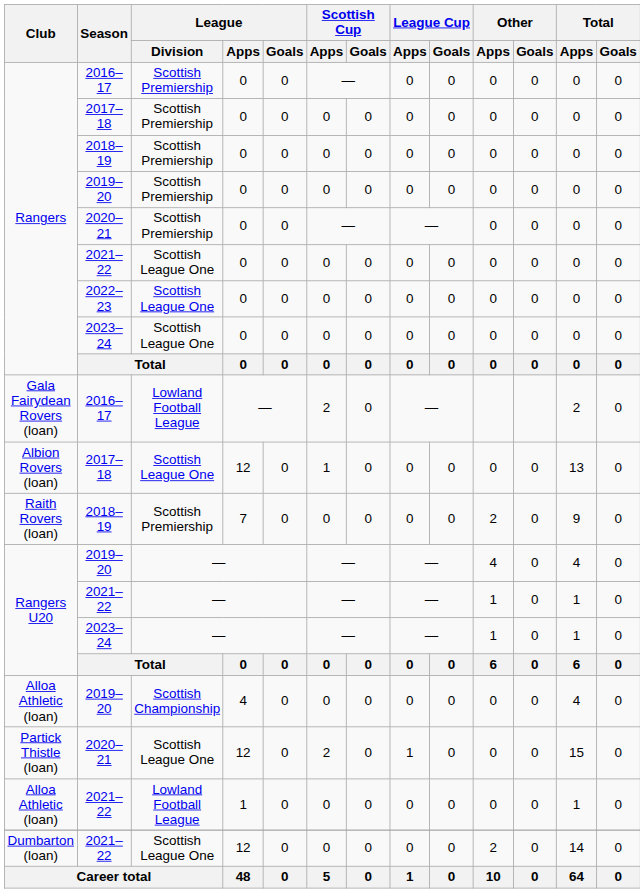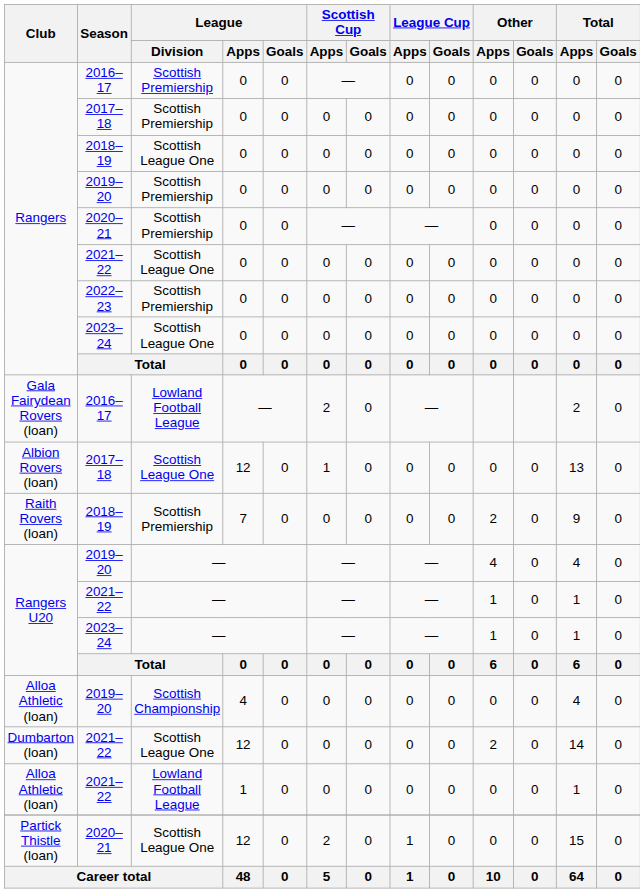(177, 153) Scottish Premiership -> (177, 153) Scottish League One
(177, 299) Scottish League One -> (177, 299) Scottish Premiership
rows swapped: (41, 752) <-> (41, 848)
